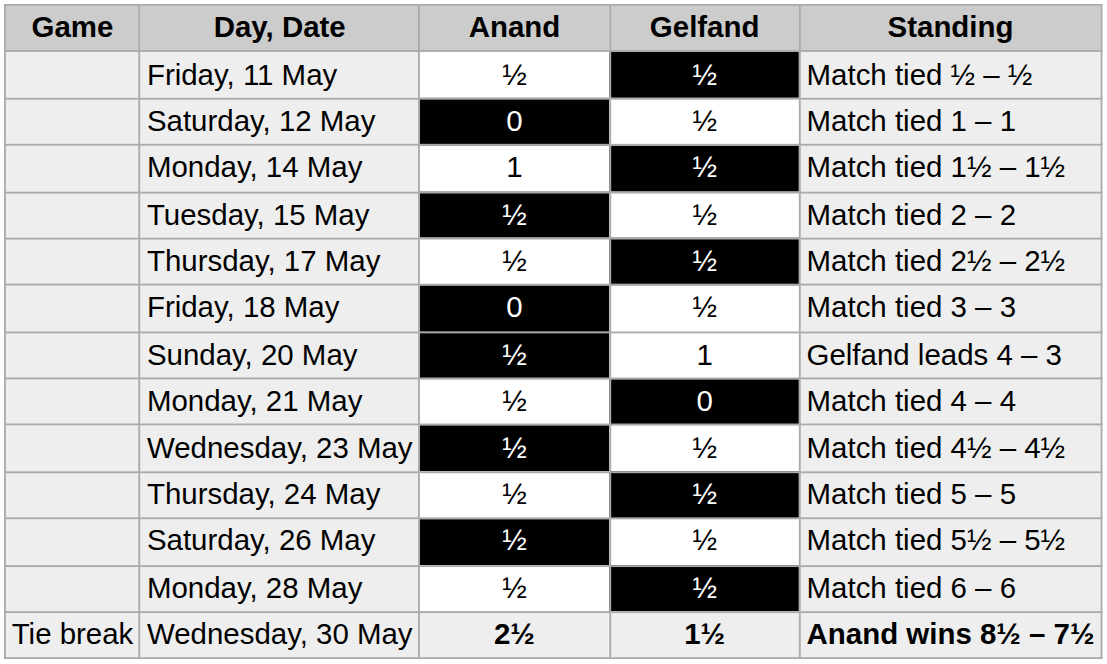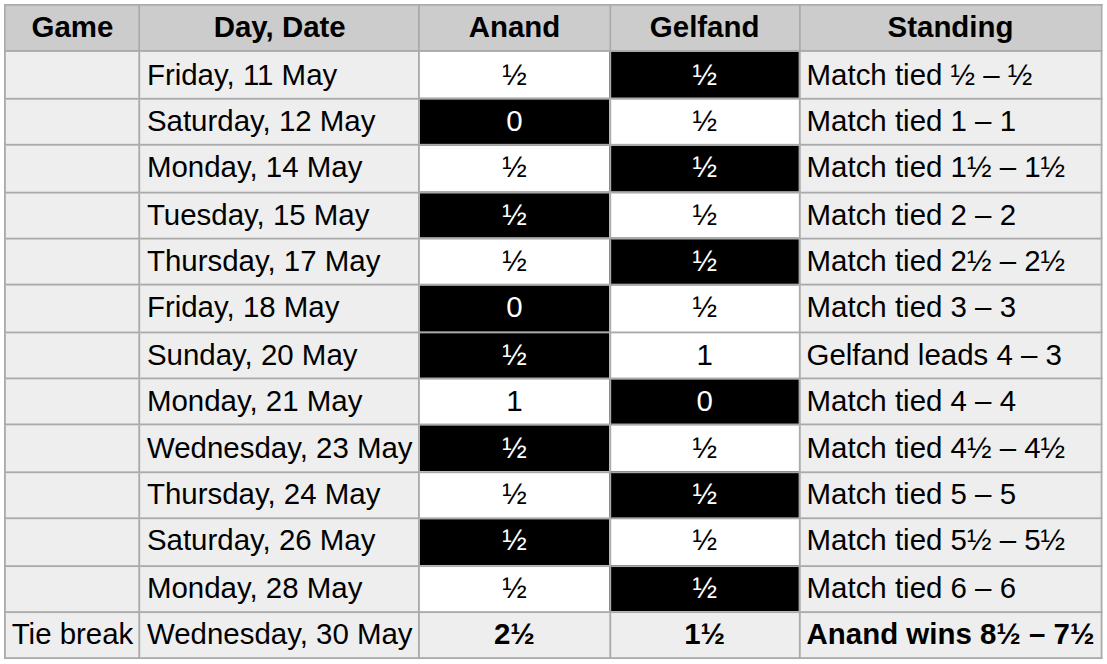(514, 167) 1 -> (514, 167) ½
(514, 401) ½ -> (514, 401) 1
